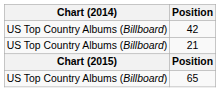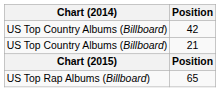(87, 78) US Top Country Albums (Billboard) -> (78, 78) US Top Rap Albums (Billboard)
